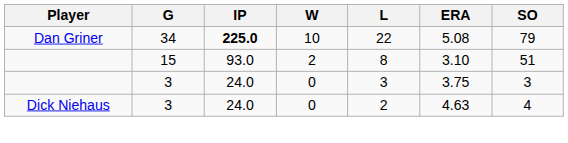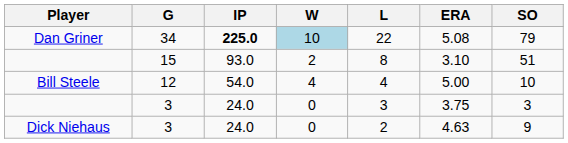(312, 37) no background -> (312, 37) lightblue background
+ row: (68, 82)
(528, 104) 4 -> (528, 127) 9
